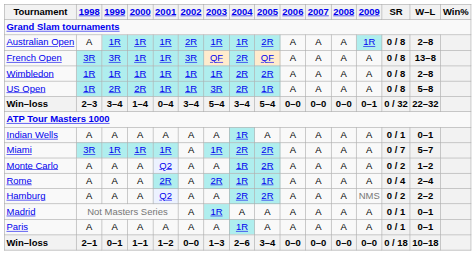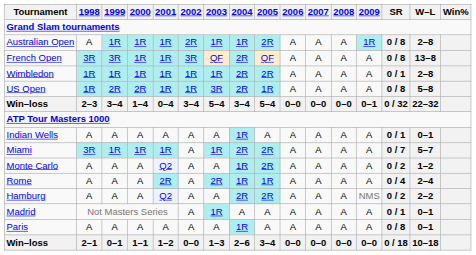(396, 73) 0 / 8 -> (396, 73) 0 / 1
(396, 226) 0 / 1 -> (396, 226) 0 / 8
